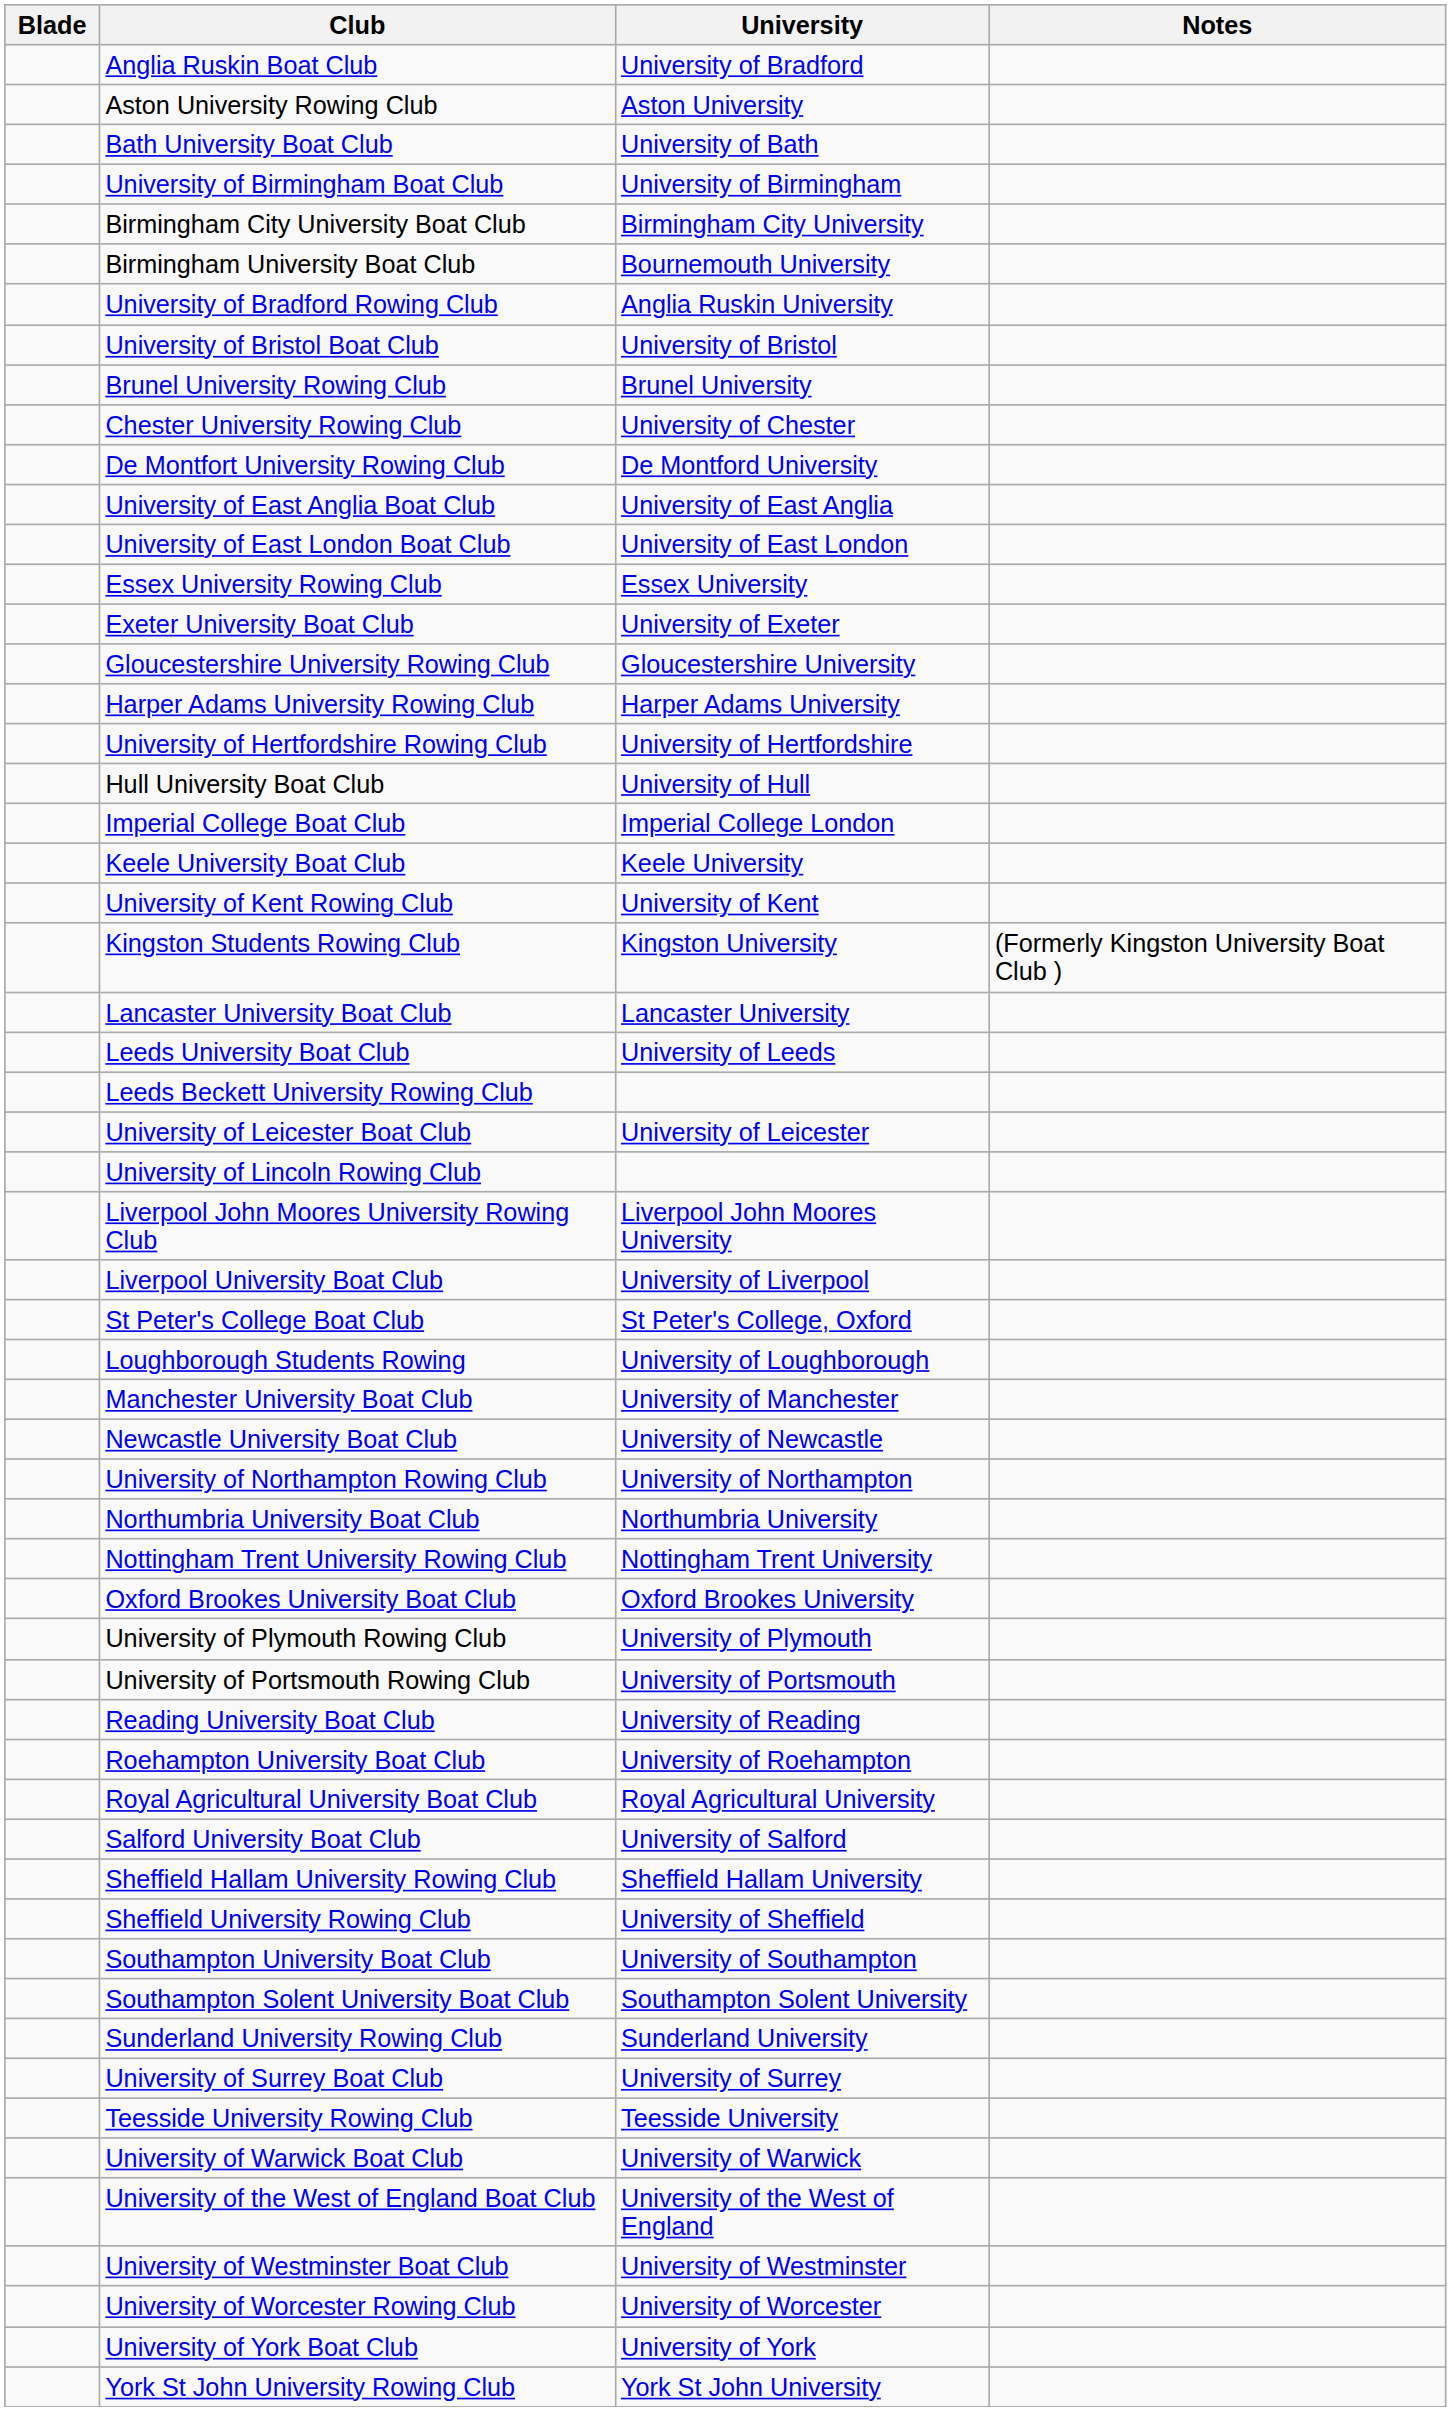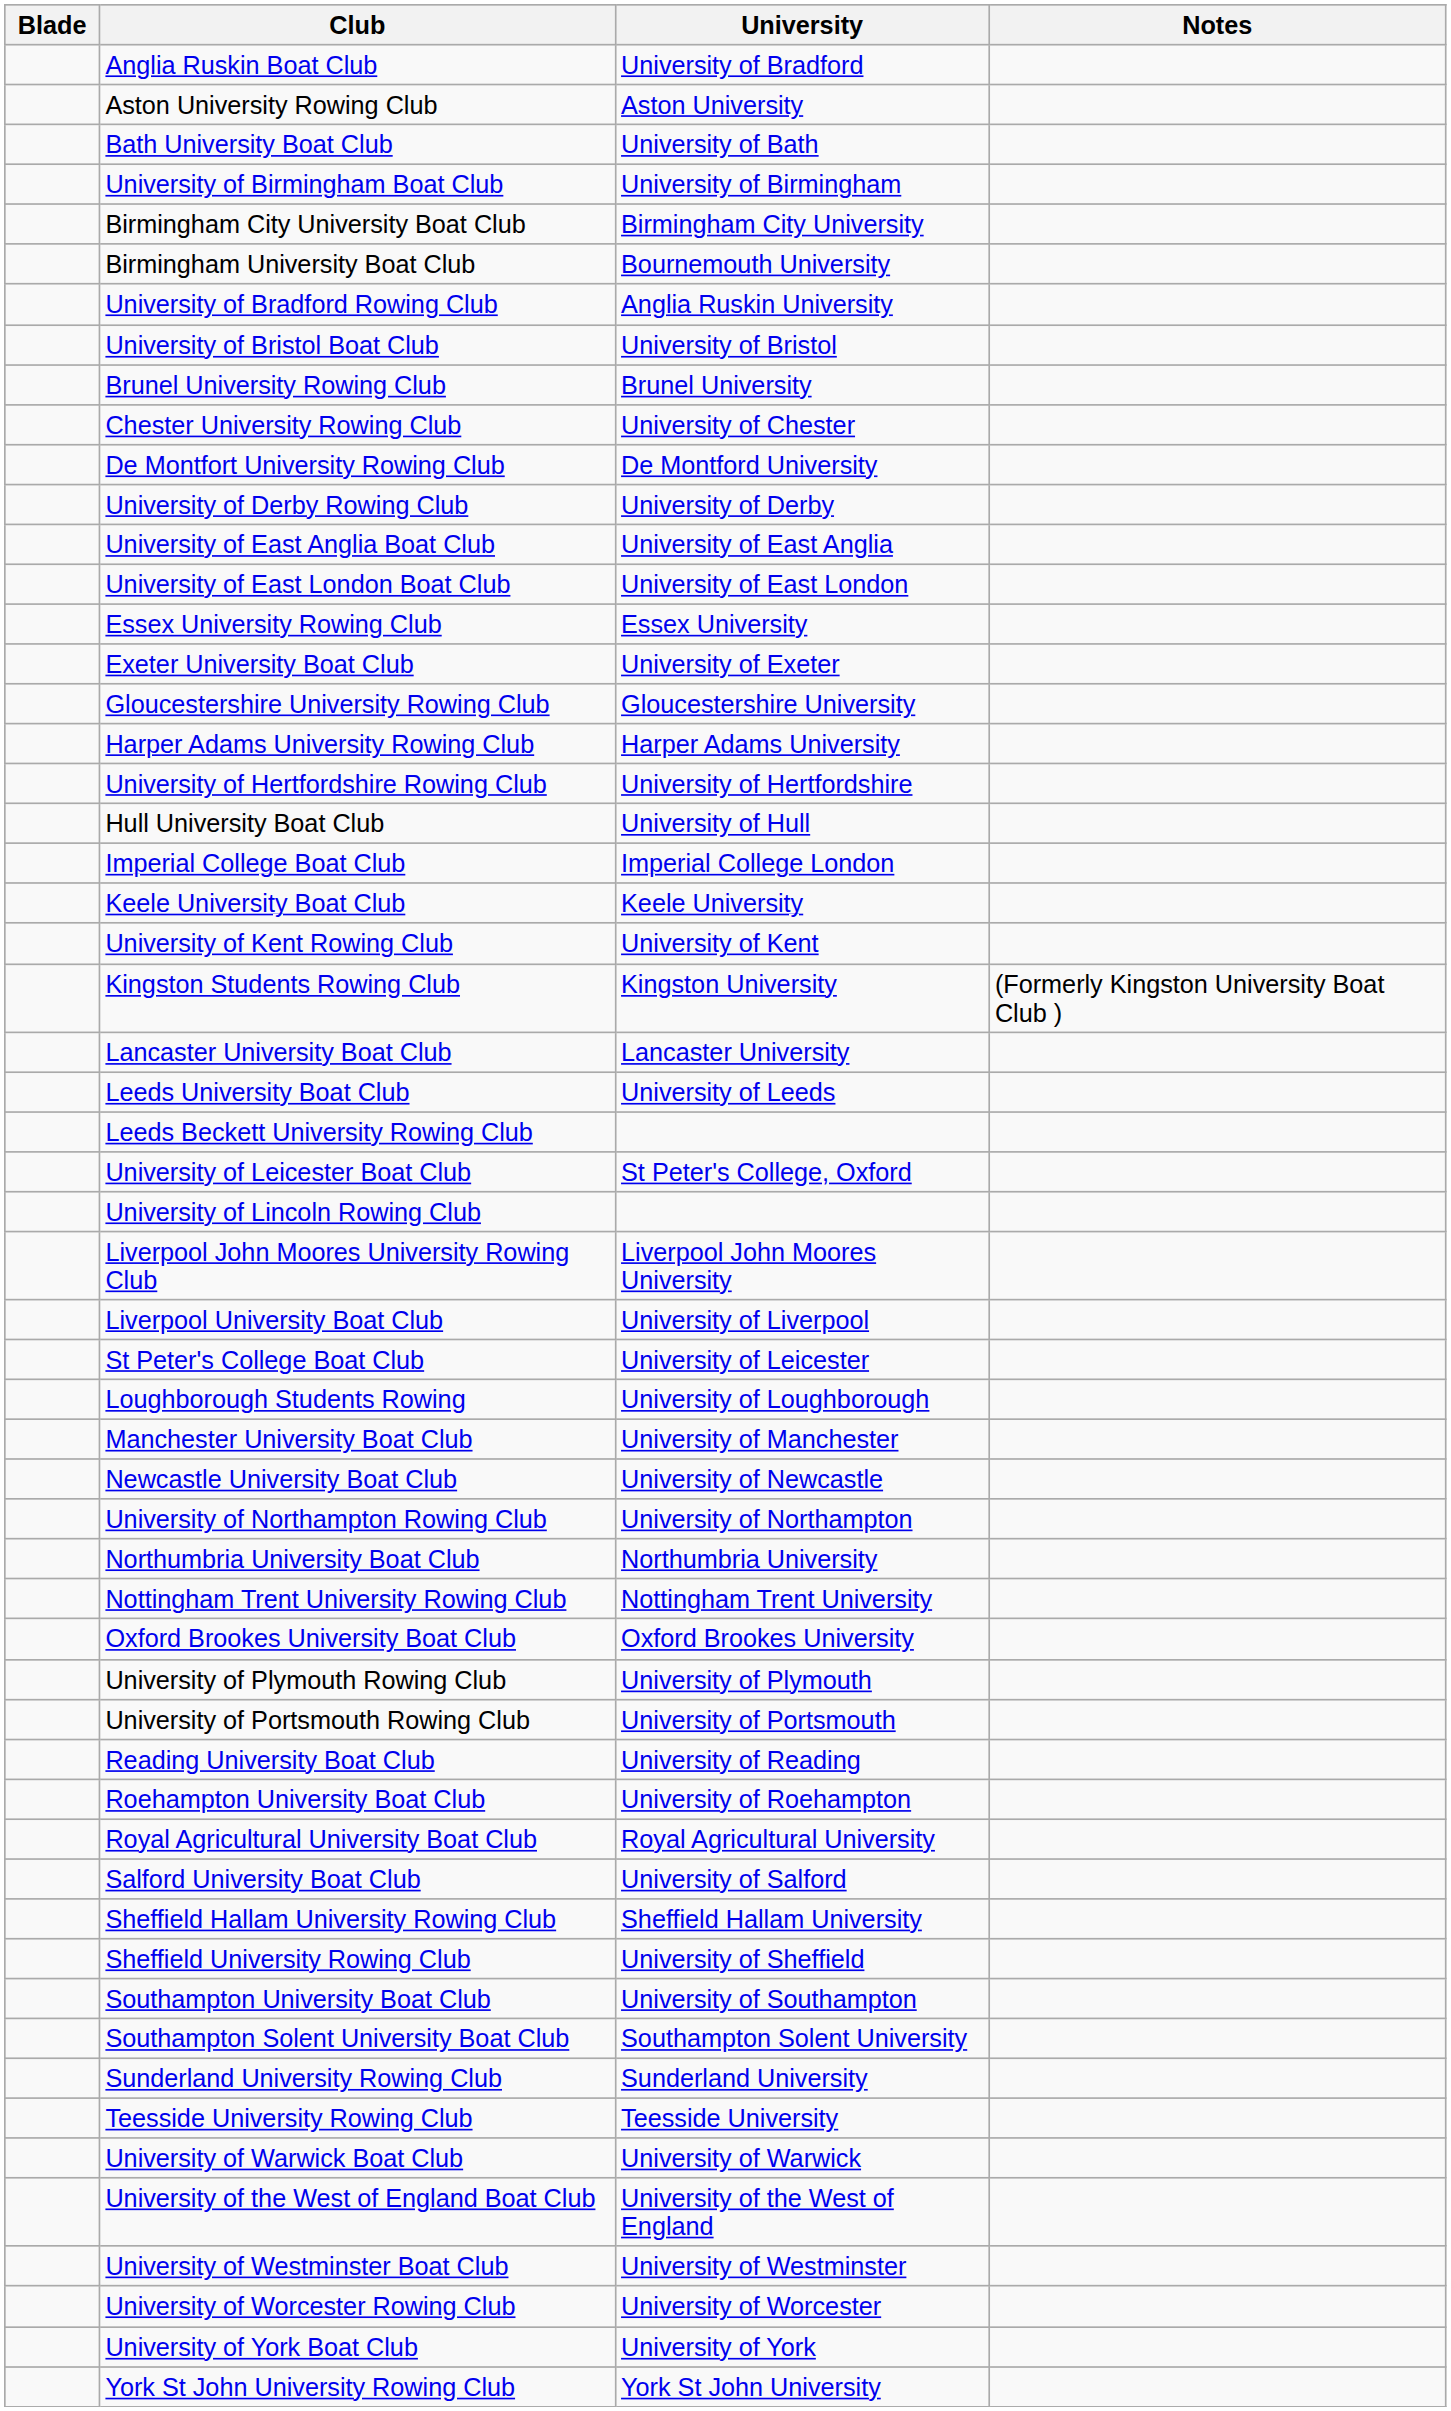+ row: (287, 504)
(745, 1132) University of Leicester -> (766, 1172) St Peter's College, Oxford
(766, 1320) St Peter's College, Oxford -> (745, 1360) University of Leicester
- row: (274, 2079)
